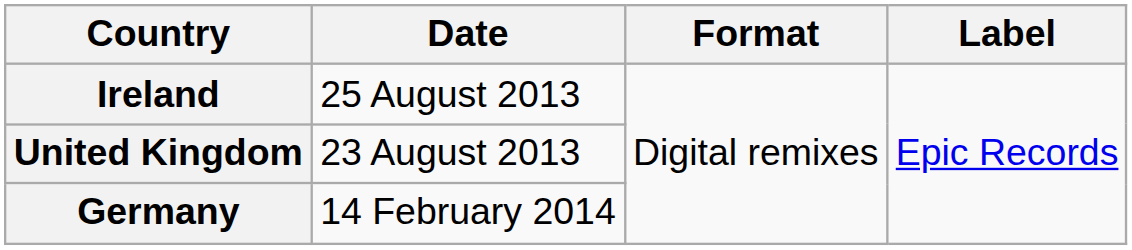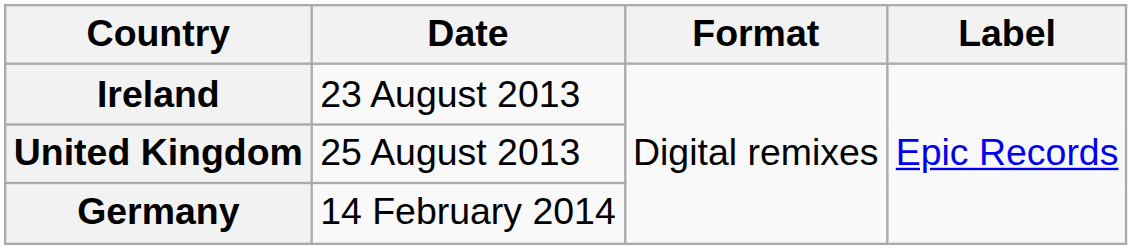(450, 93) 25 August 2013 -> (450, 93) 23 August 2013
(450, 152) 23 August 2013 -> (450, 152) 25 August 2013
